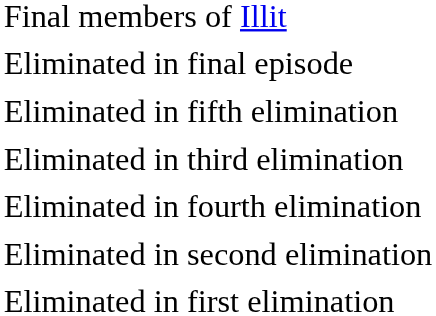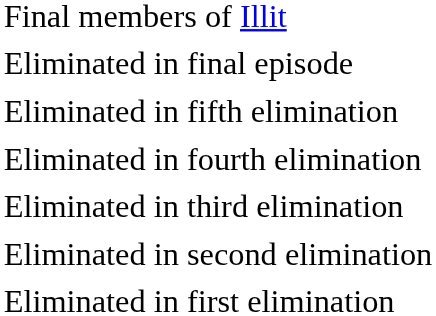rows swapped: (213, 206) <-> (204, 159)
